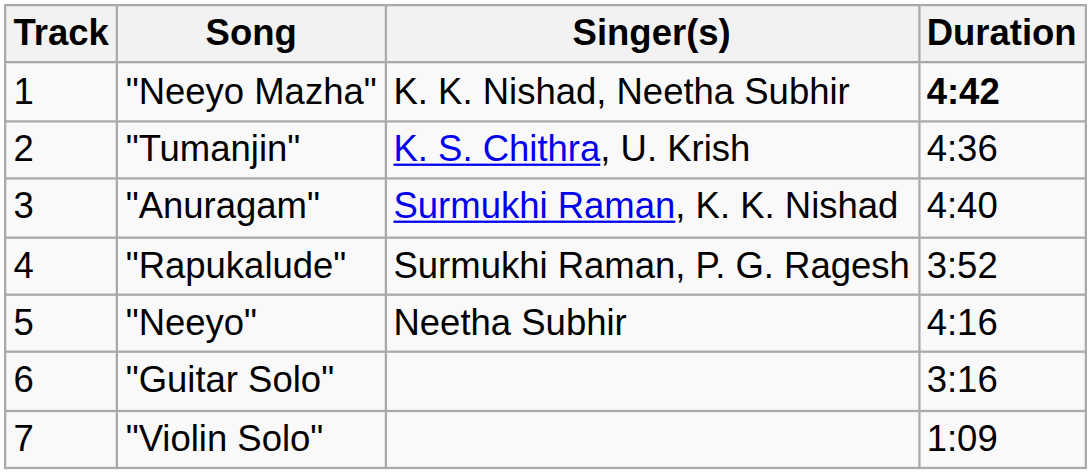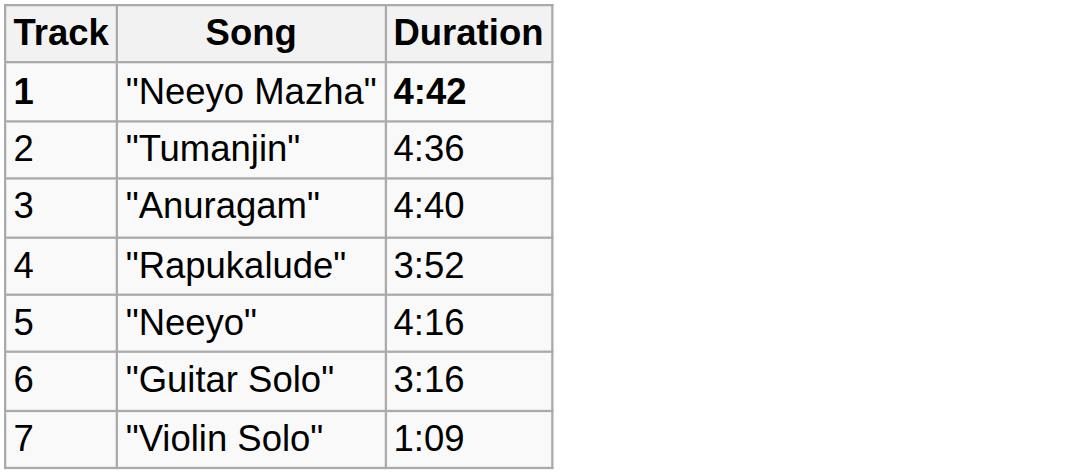- column: (652, 33)
(24, 91) normal -> (24, 91) bold
